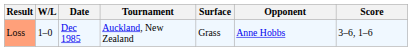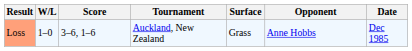columns swapped: (79, 12) <-> (372, 12)
